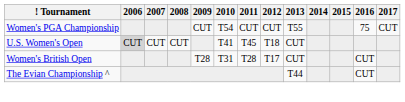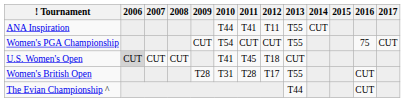+ row: (38, 27)
(295, 59) CUT -> (295, 74) T55
